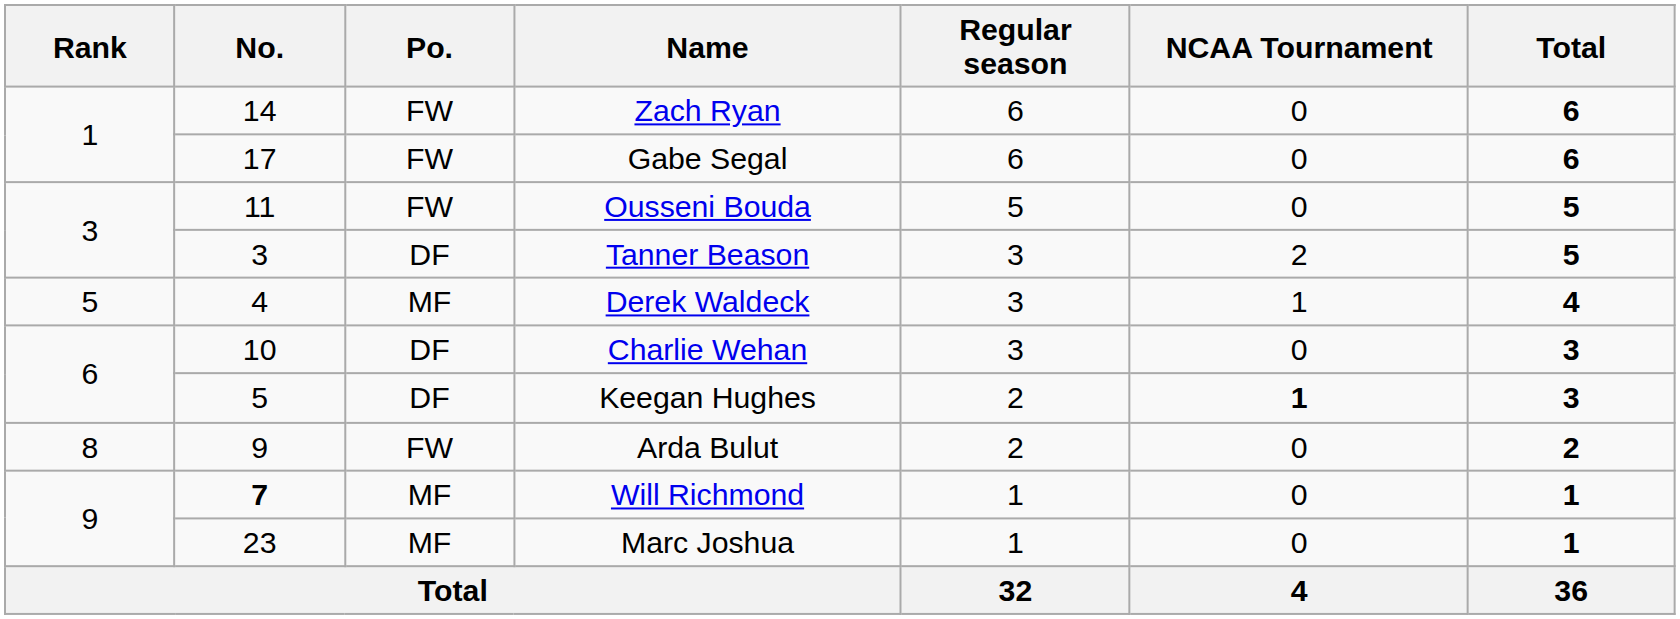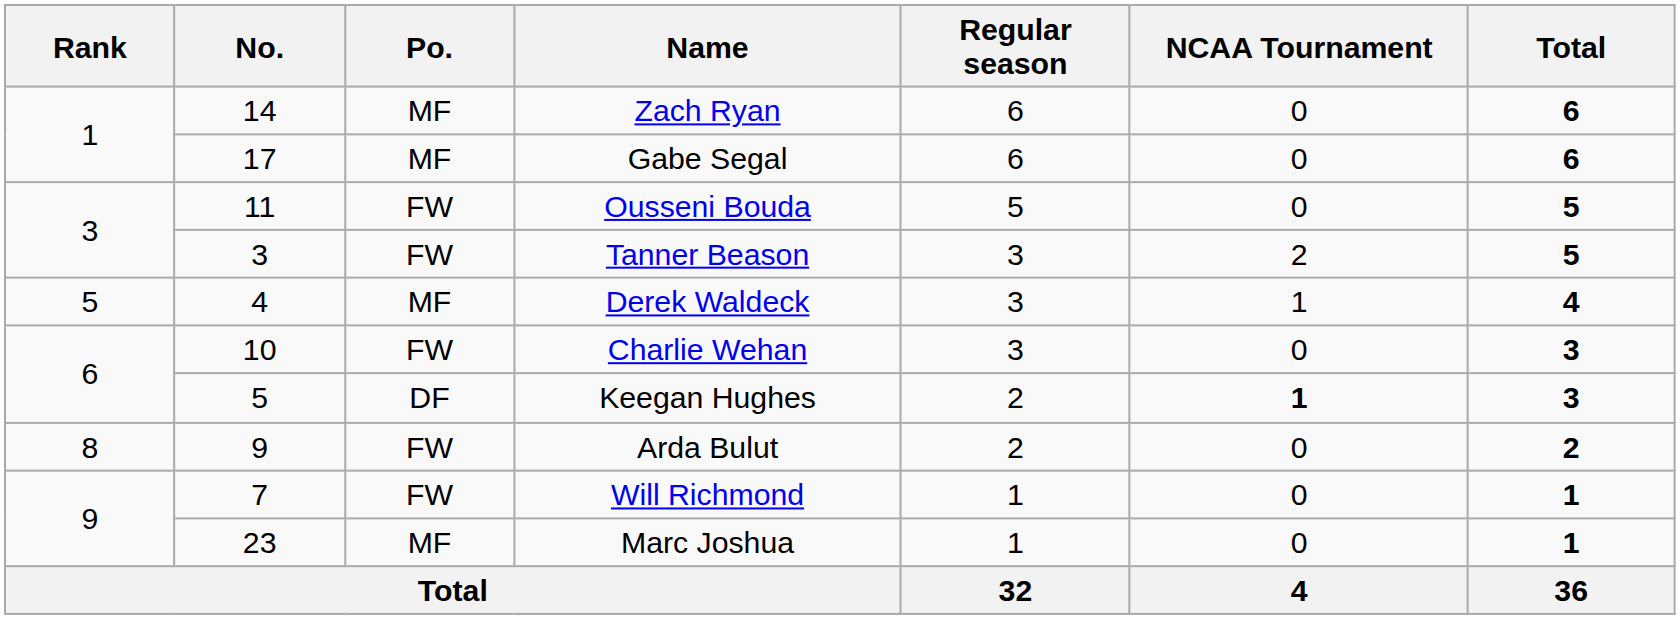(429, 111) FW -> (429, 111) MF
(429, 159) FW -> (429, 159) MF
(429, 254) DF -> (429, 254) FW
(429, 350) DF -> (429, 350) FW
(260, 494) bold -> (260, 494) normal
(429, 494) MF -> (429, 494) FW
